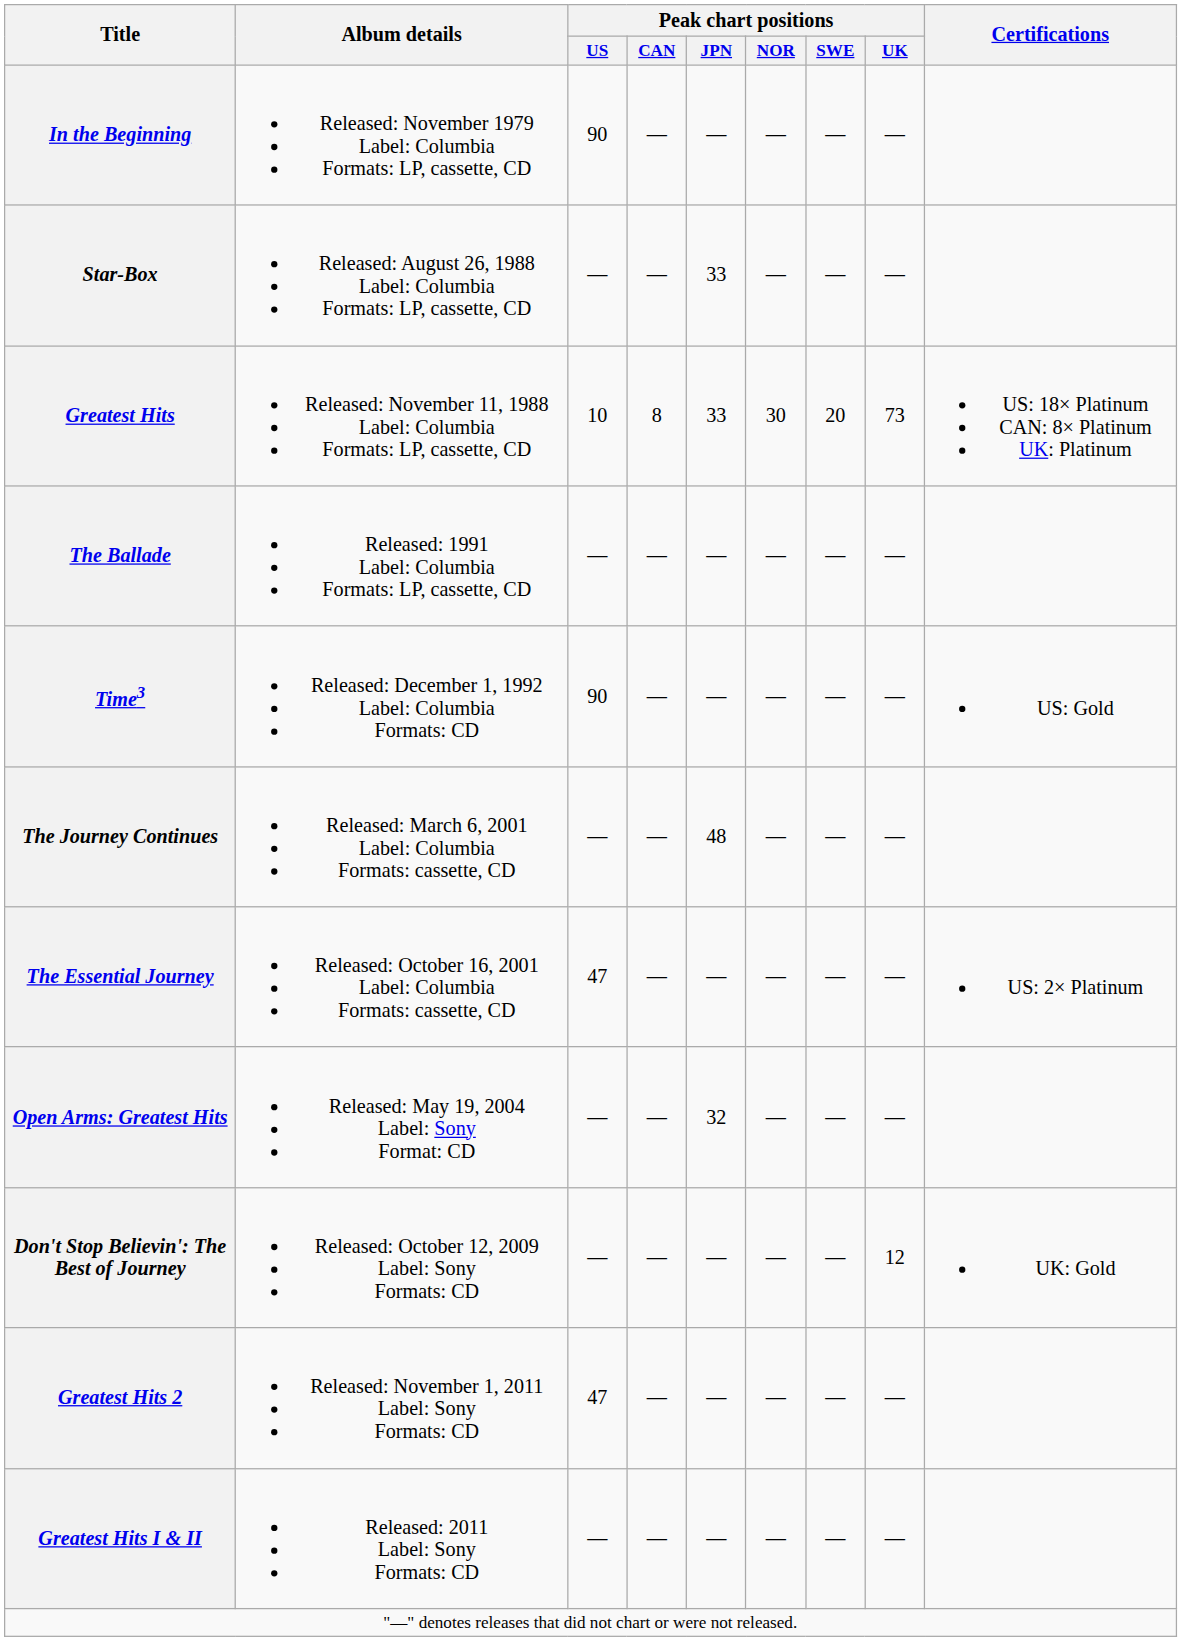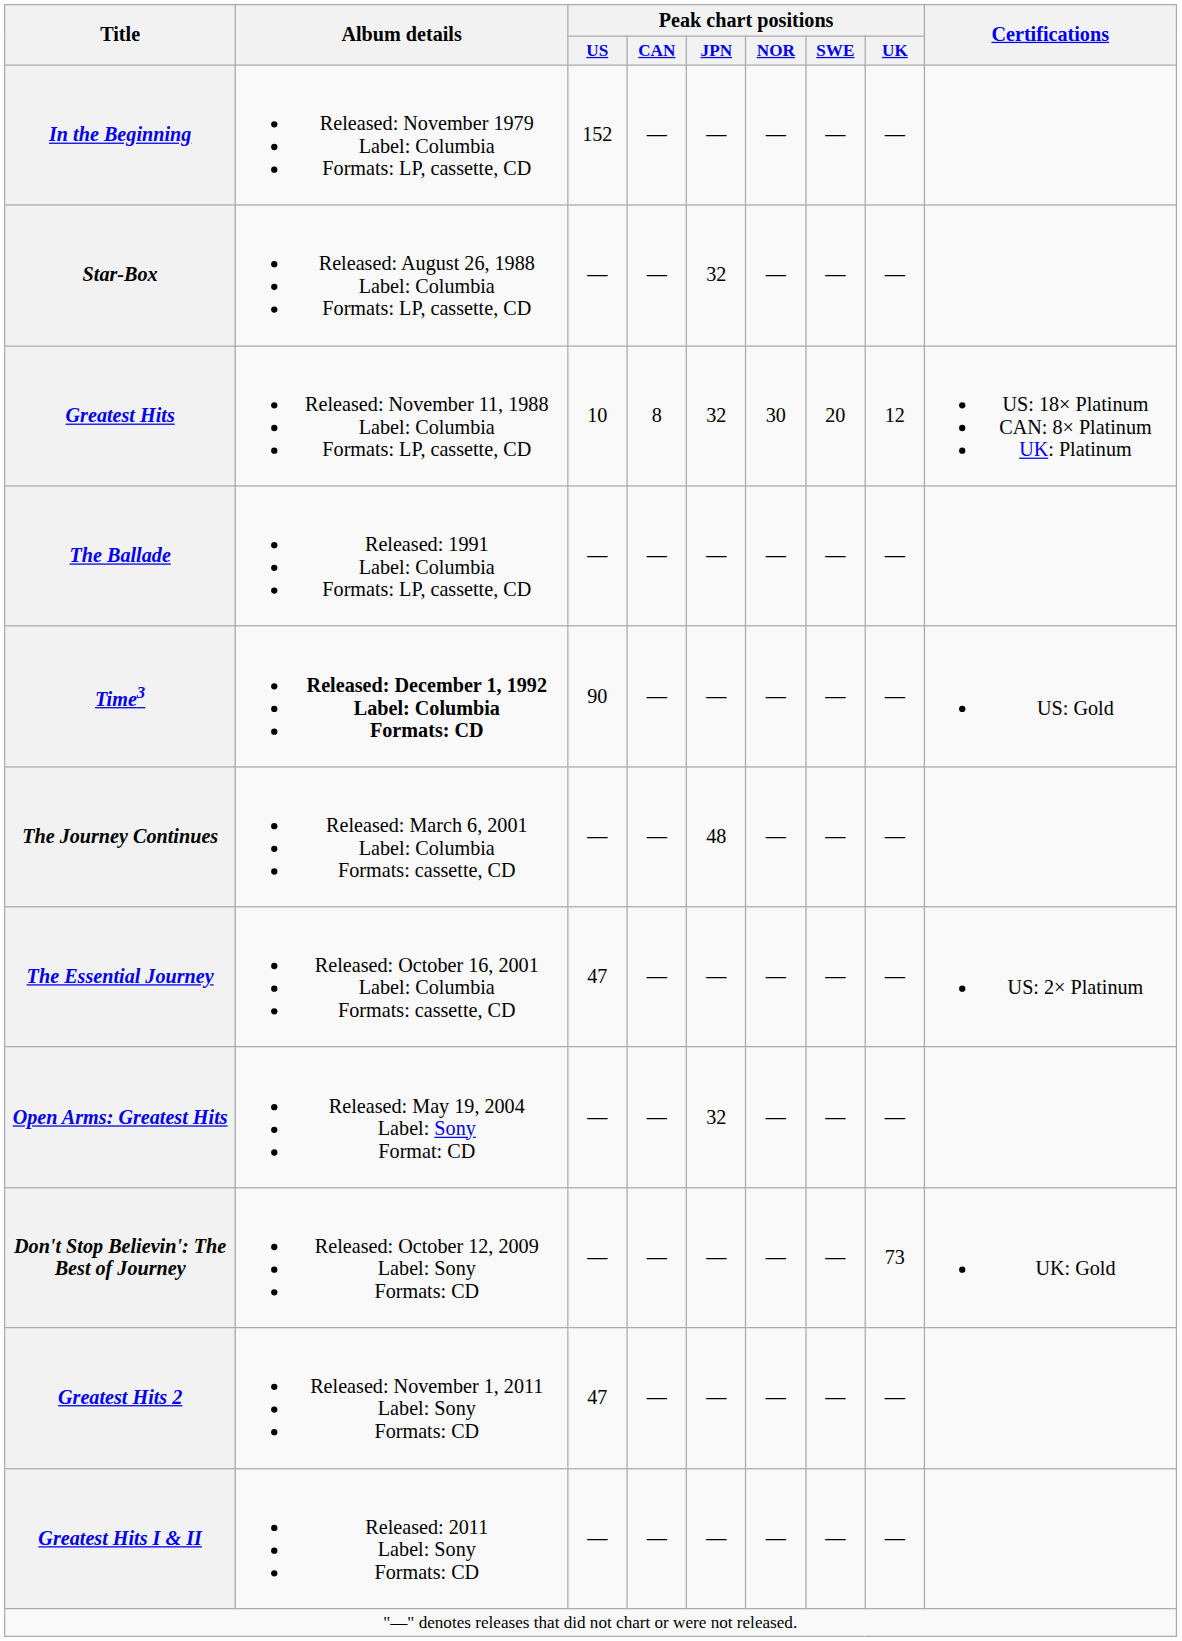(597, 134) 90 -> (597, 134) 152
(716, 275) 33 -> (716, 275) 32
(716, 415) 33 -> (716, 415) 32
(895, 415) 73 -> (895, 415) 12
(402, 708) normal -> (402, 708) bold
(895, 1257) 12 -> (895, 1257) 73
